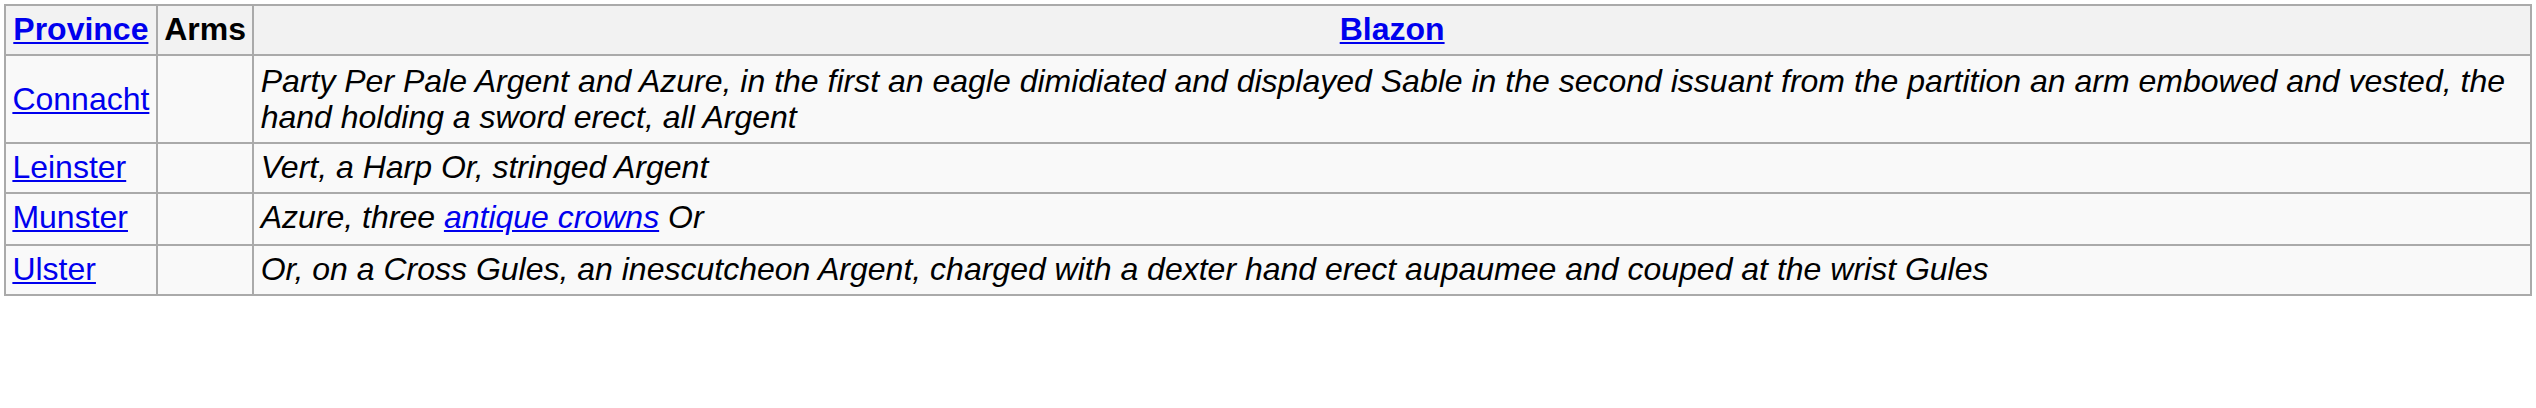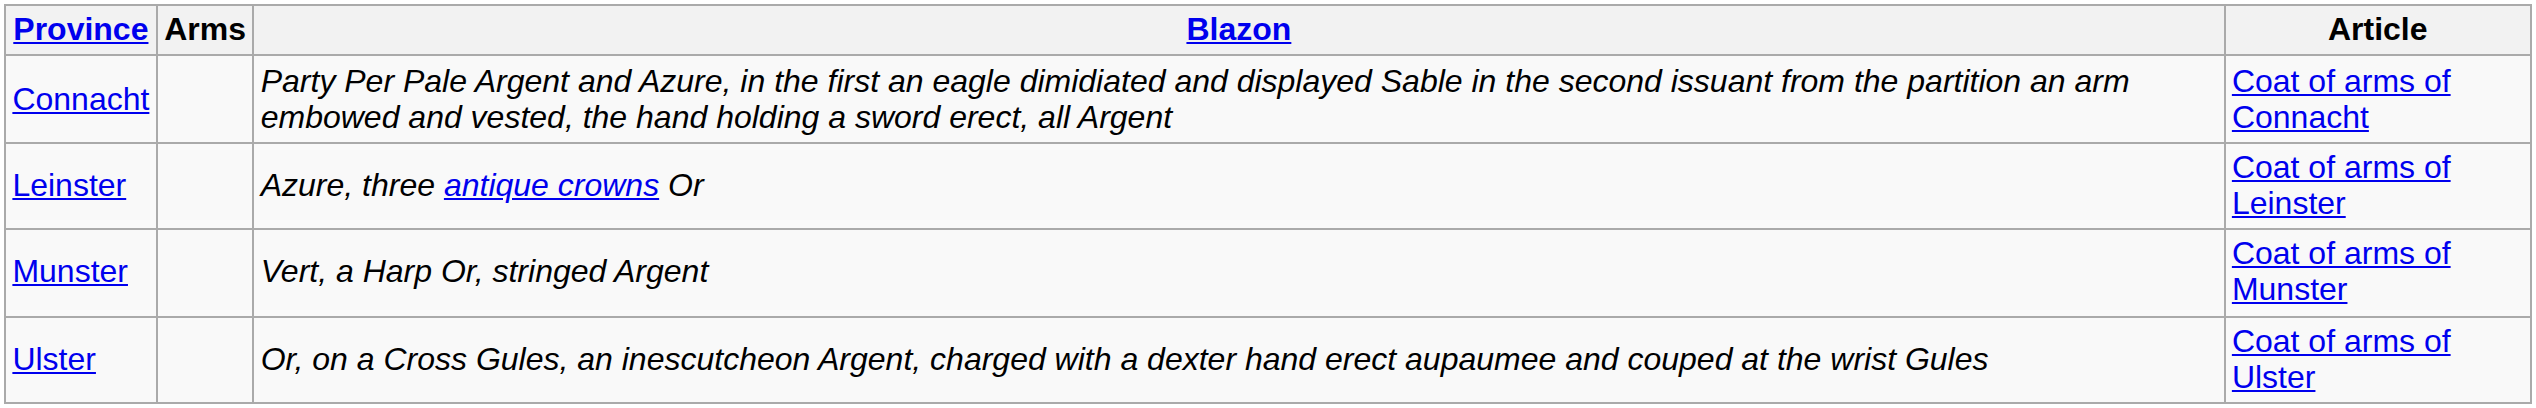+ column: (2378, 29)
(484, 167) Vert, a Harp Or, stringed Argent -> (482, 185) Azure, three antique crowns Or
(482, 218) Azure, three antique crowns Or -> (484, 272) Vert, a Harp Or, stringed Argent
